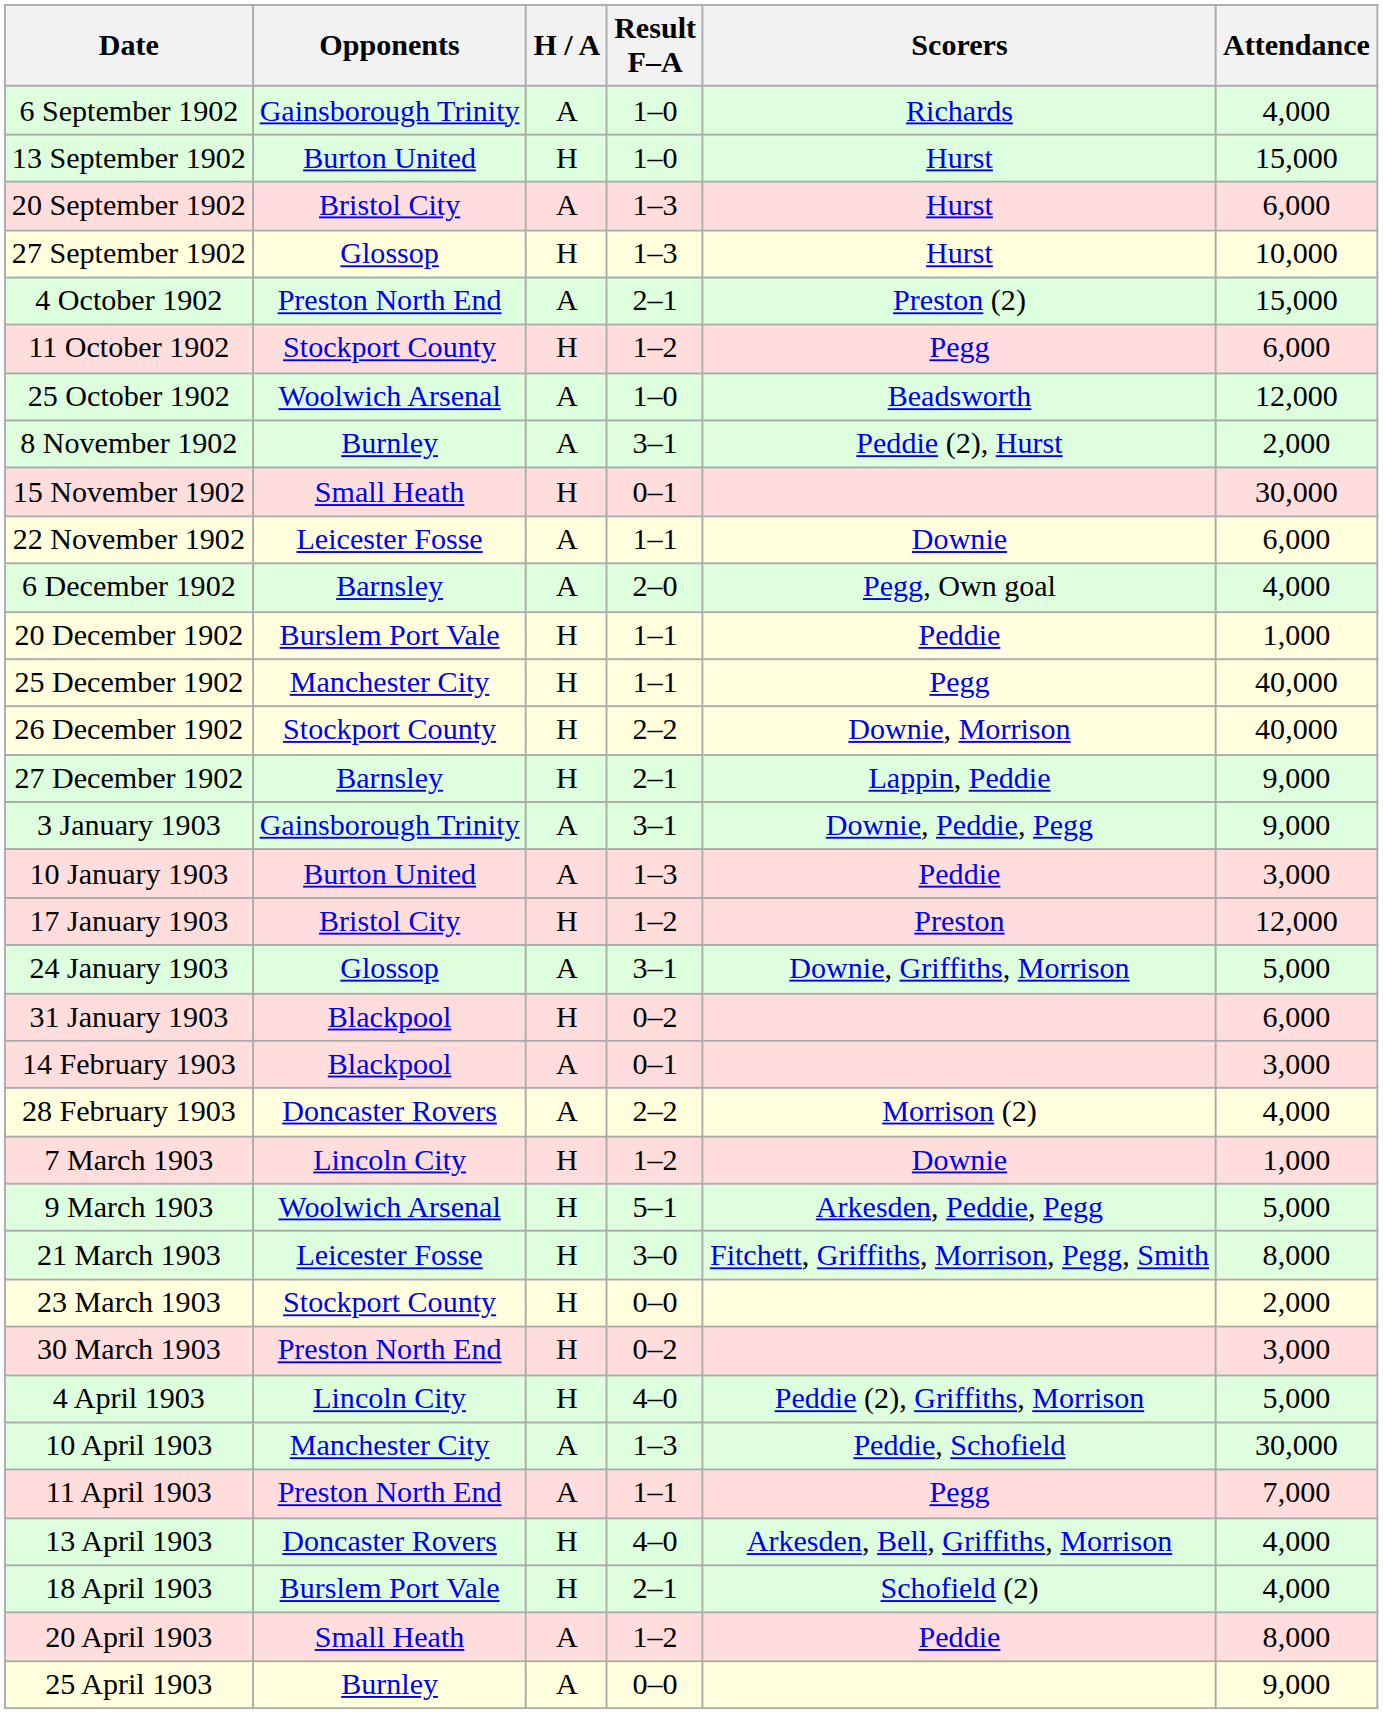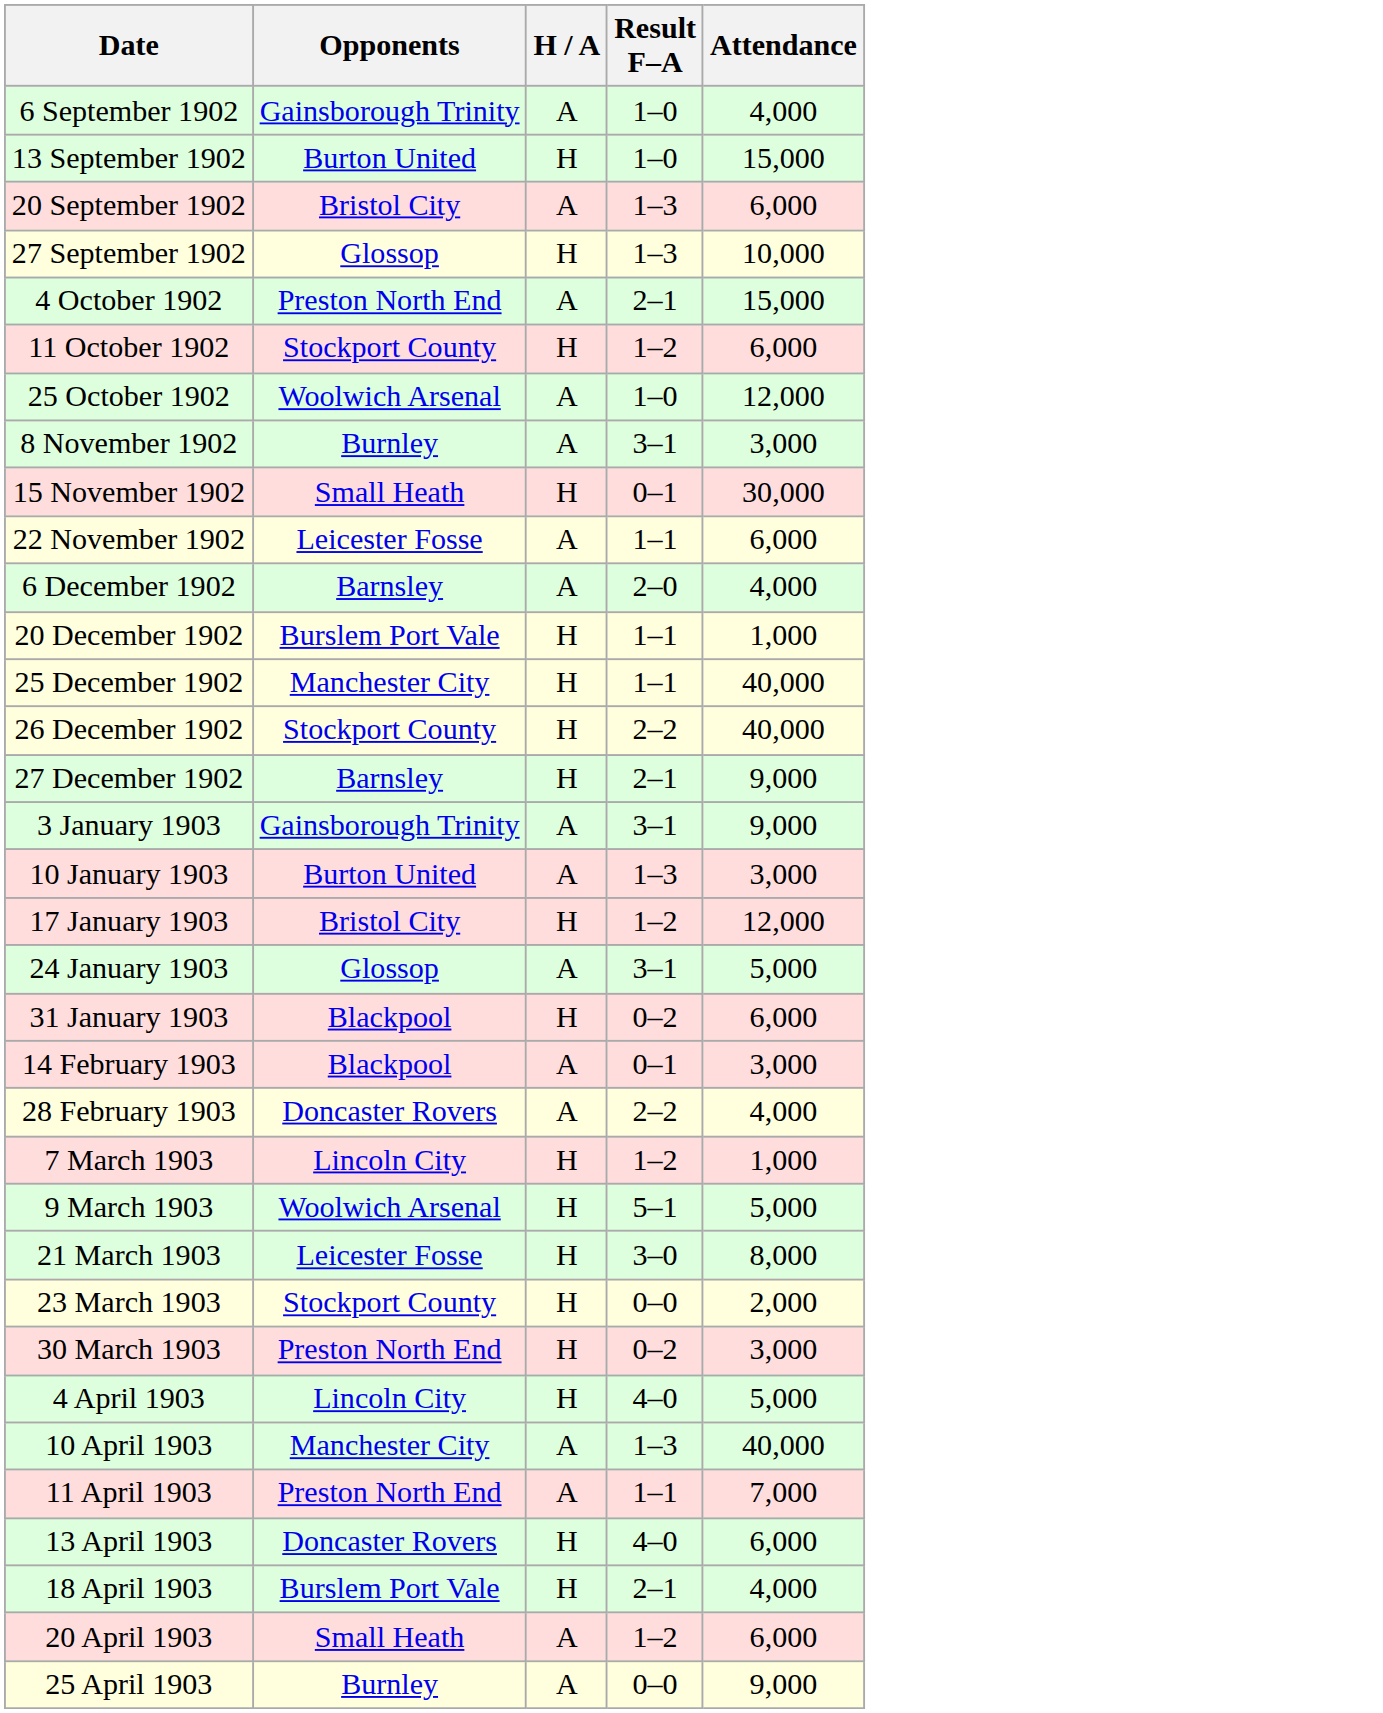- column: (959, 45)
(1296, 443) 2,000 -> (783, 443) 3,000
(1296, 1445) 30,000 -> (783, 1445) 40,000
(1296, 1541) 4,000 -> (783, 1541) 6,000
(1296, 1636) 8,000 -> (783, 1636) 6,000
